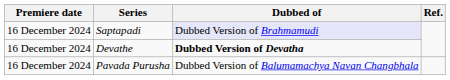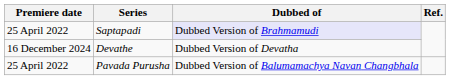(49, 30) 16 December 2024 -> (38, 30) 25 April 2022
(239, 48) bold -> (237, 48) normal
(49, 65) 16 December 2024 -> (38, 65) 25 April 2022
